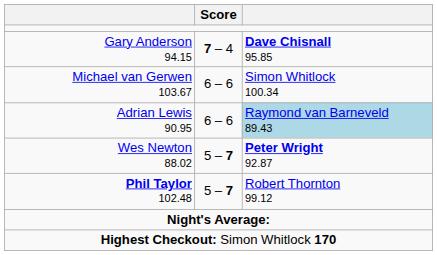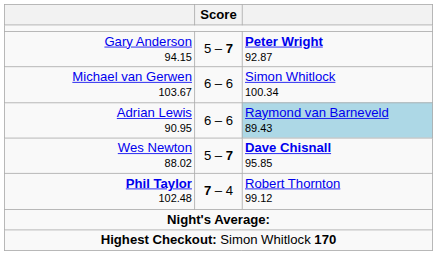(218, 49) 7 – 4 -> (218, 49) 5 – 7
(288, 49) Dave Chisnall 95.85 -> (284, 49) Peter Wright 92.87
(284, 155) Peter Wright 92.87 -> (288, 155) Dave Chisnall 95.85
(218, 191) 5 – 7 -> (218, 191) 7 – 4
